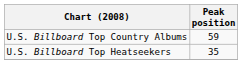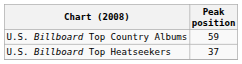(214, 52) 35 -> (214, 52) 37
